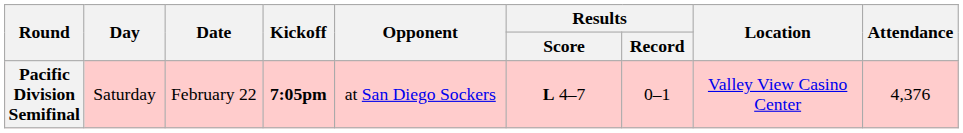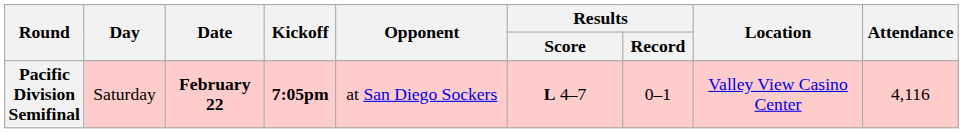(214, 94) normal -> (215, 94) bold
(910, 94) 4,376 -> (910, 94) 4,116
